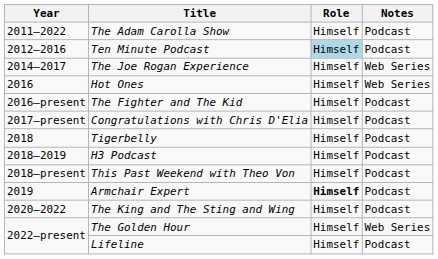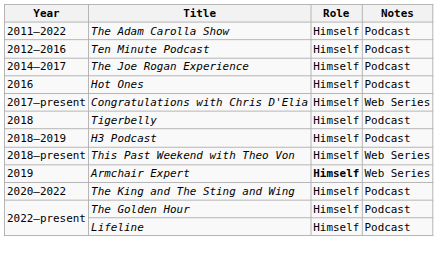(336, 49) lightblue background -> (336, 49) no background
(397, 67) Web Series -> (388, 67) Podcast
(397, 85) Web Series -> (388, 85) Podcast
- row: (167, 102)
(388, 120) Podcast -> (397, 102) Web Series
(388, 173) Podcast -> (397, 156) Web Series
(388, 191) Podcast -> (397, 173) Web Series
(397, 227) Web Series -> (388, 209) Podcast
